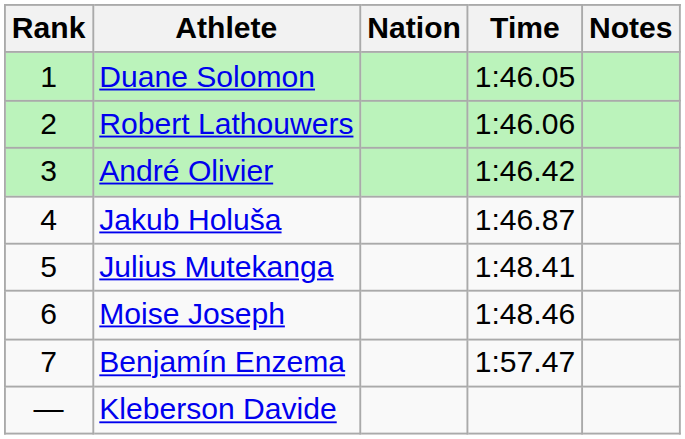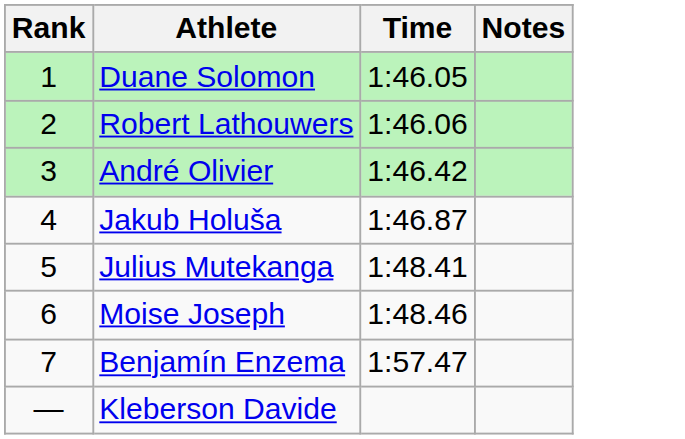- column: (414, 28)
